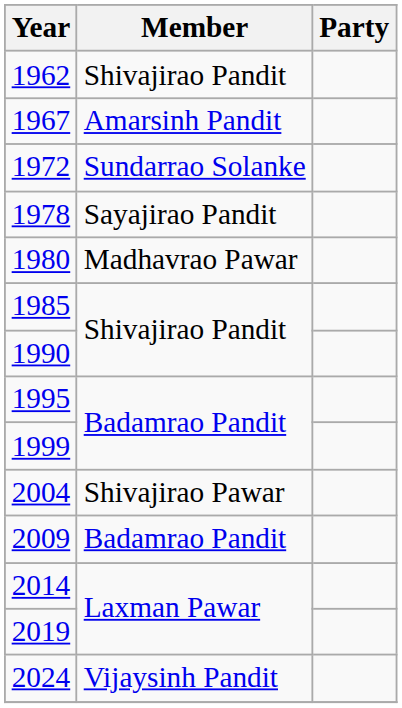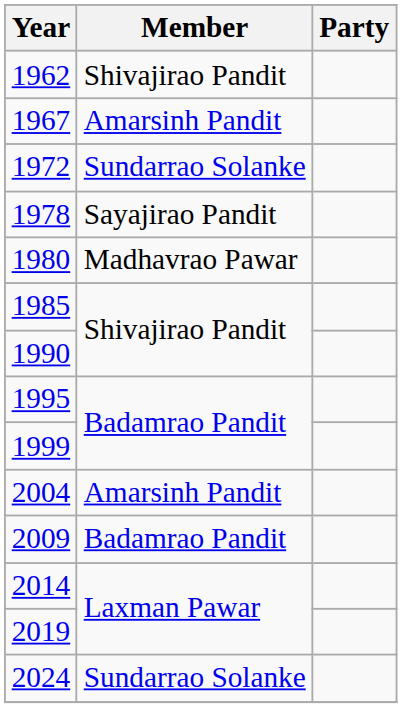(184, 492) Shivajirao Pawar -> (183, 492) Amarsinh Pandit
(181, 677) Vijaysinh Pandit -> (195, 677) Sundarrao Solanke
